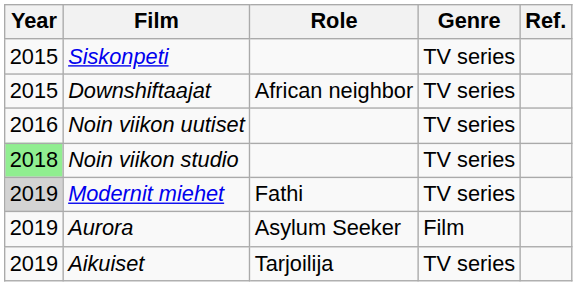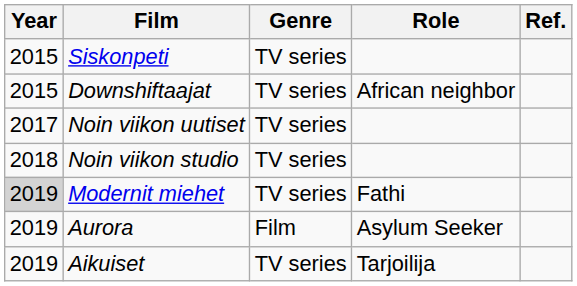columns swapped: (334, 21) <-> (469, 21)
(34, 125) 2016 -> (34, 125) 2017
(34, 159) lightgreen background -> (34, 159) no background
